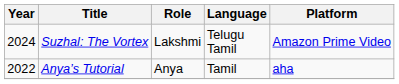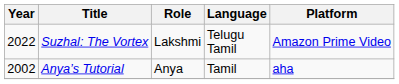(21, 41) 2024 -> (21, 41) 2022
(21, 68) 2022 -> (21, 68) 2002
